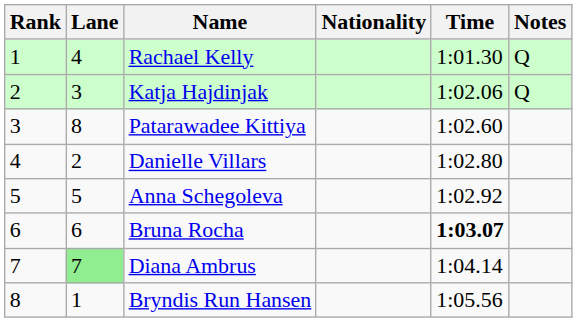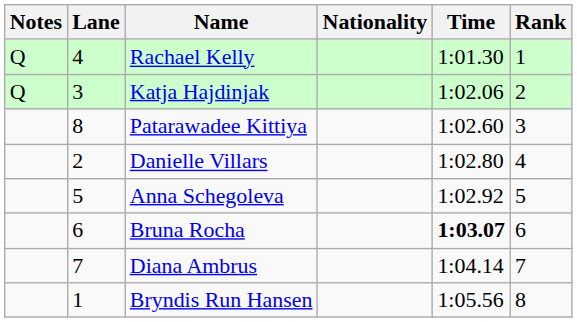columns swapped: (35, 21) <-> (540, 21)
(77, 265) lightgreen background -> (78, 265) no background
